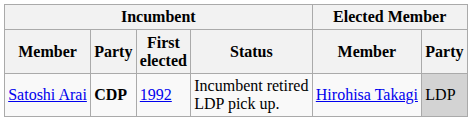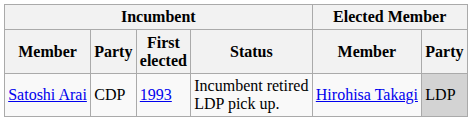(111, 94) bold -> (110, 94) normal
(156, 94) 1992 -> (156, 94) 1993
